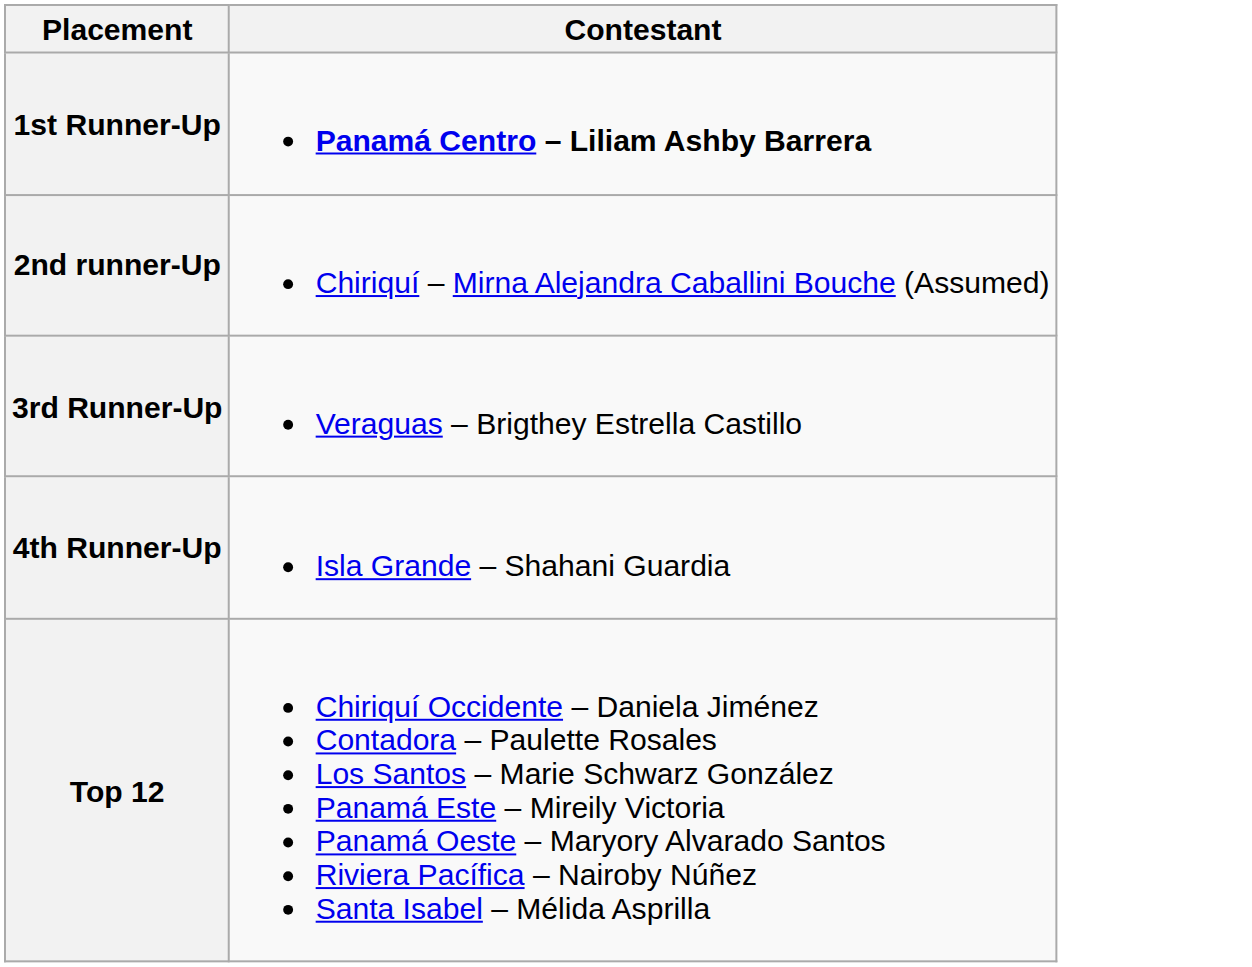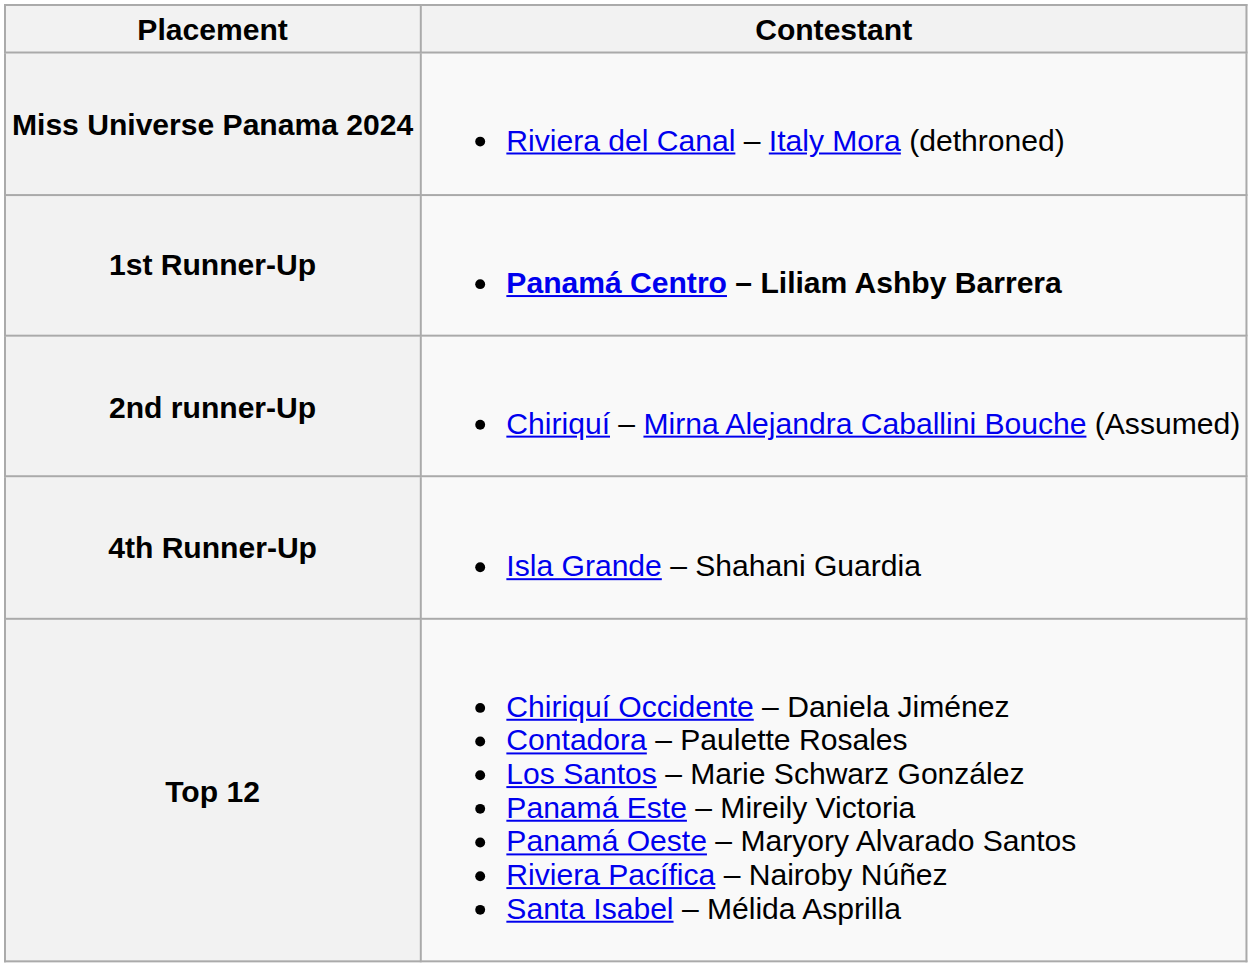+ row: (213, 124)
- row: (117, 406)
